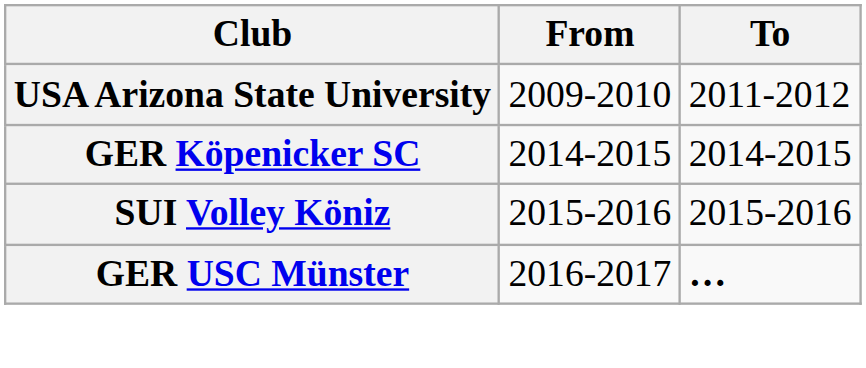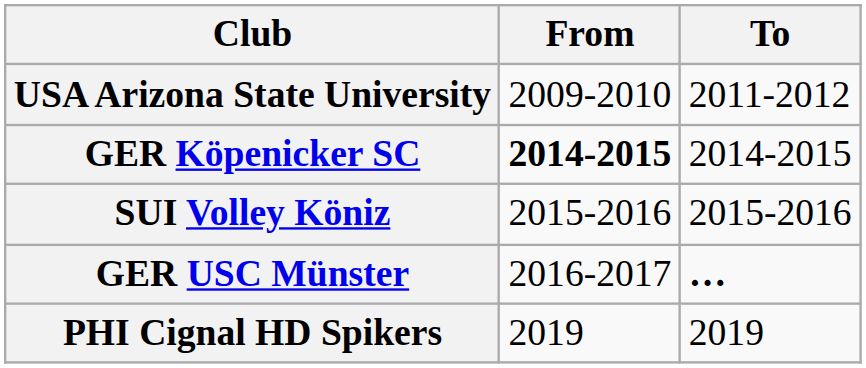(590, 153) normal -> (590, 153) bold
+ row: (252, 332)
